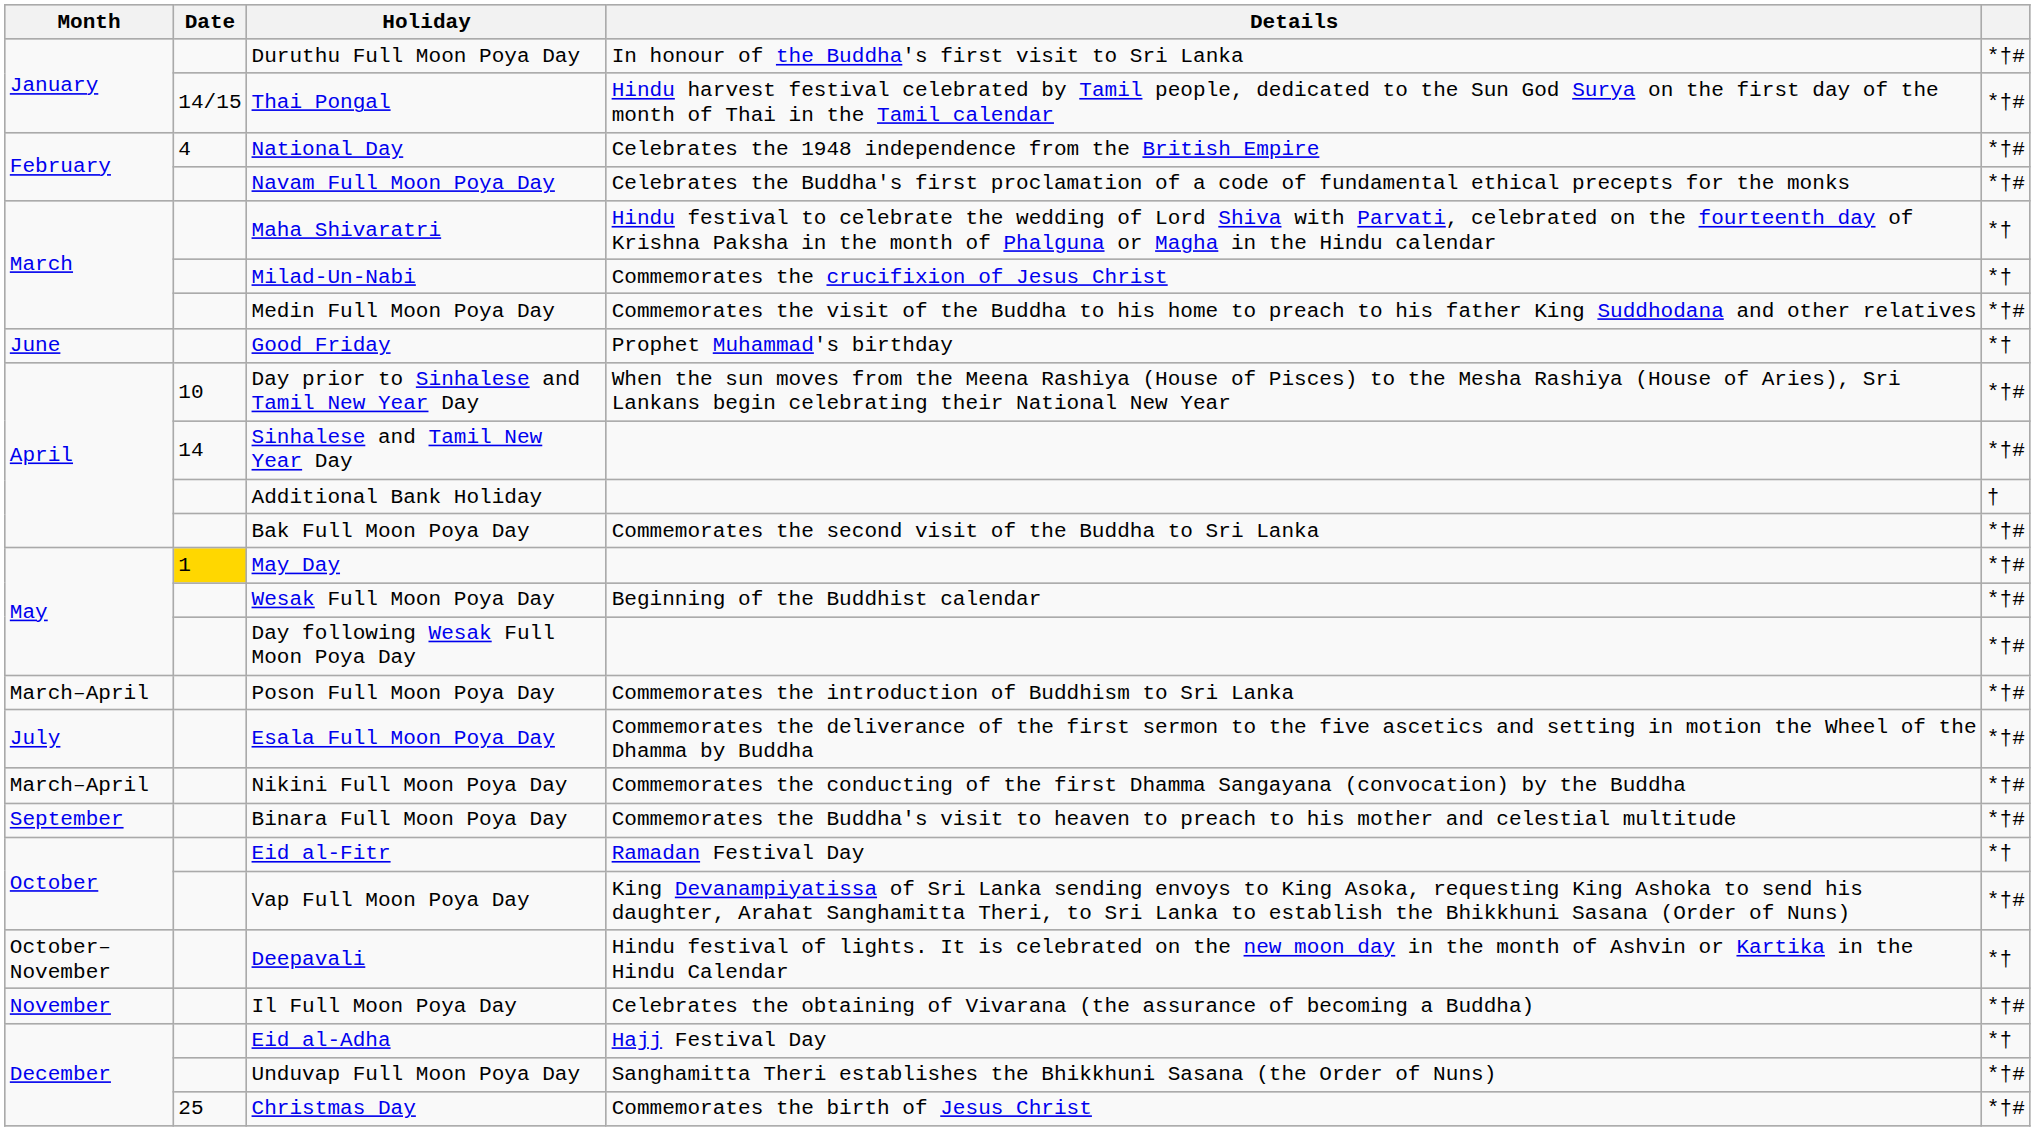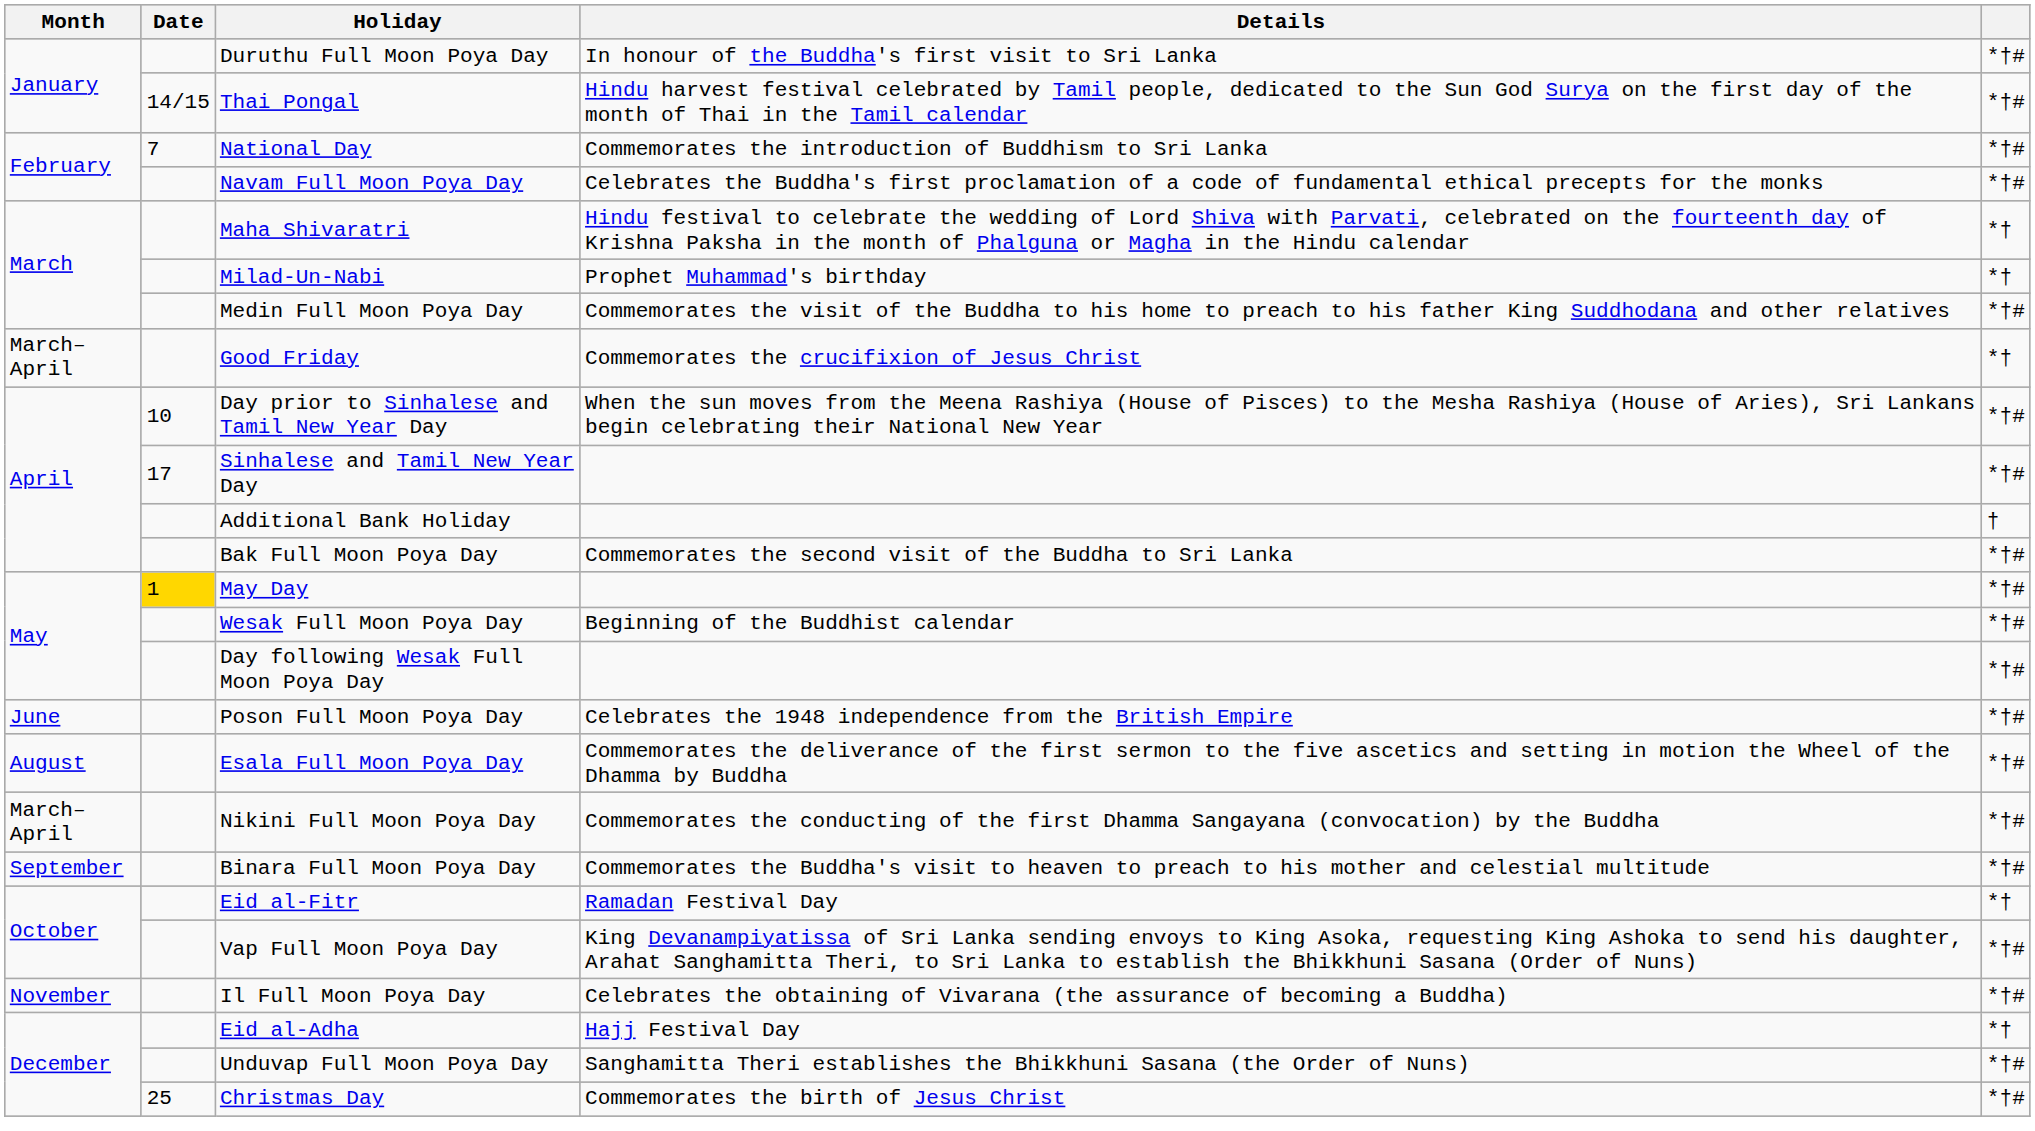(185, 149) 4 -> (153, 149) 7
(965, 149) Celebrates the 1948 independence from the British Empire -> (926, 149) Commemorates the introduction of Buddhism to Sri Lanka
(890, 277) Commemorates the crucifixion of Jesus Christ -> (756, 277) Prophet Muhammad's birthday
(35, 345) June -> (48, 357) March–April
(782, 345) Prophet Muhammad's birthday -> (863, 357) Commemorates the crucifixion of Jesus Christ
(191, 450) 14 -> (159, 475) 17
(79, 693) March–April -> (35, 717) June
(953, 693) Commemorates the introduction of Buddhism to Sri Lanka -> (939, 717) Celebrates the 1948 independence from the British Empire
(35, 739) July -> (48, 763) August
- row: (308, 959)
